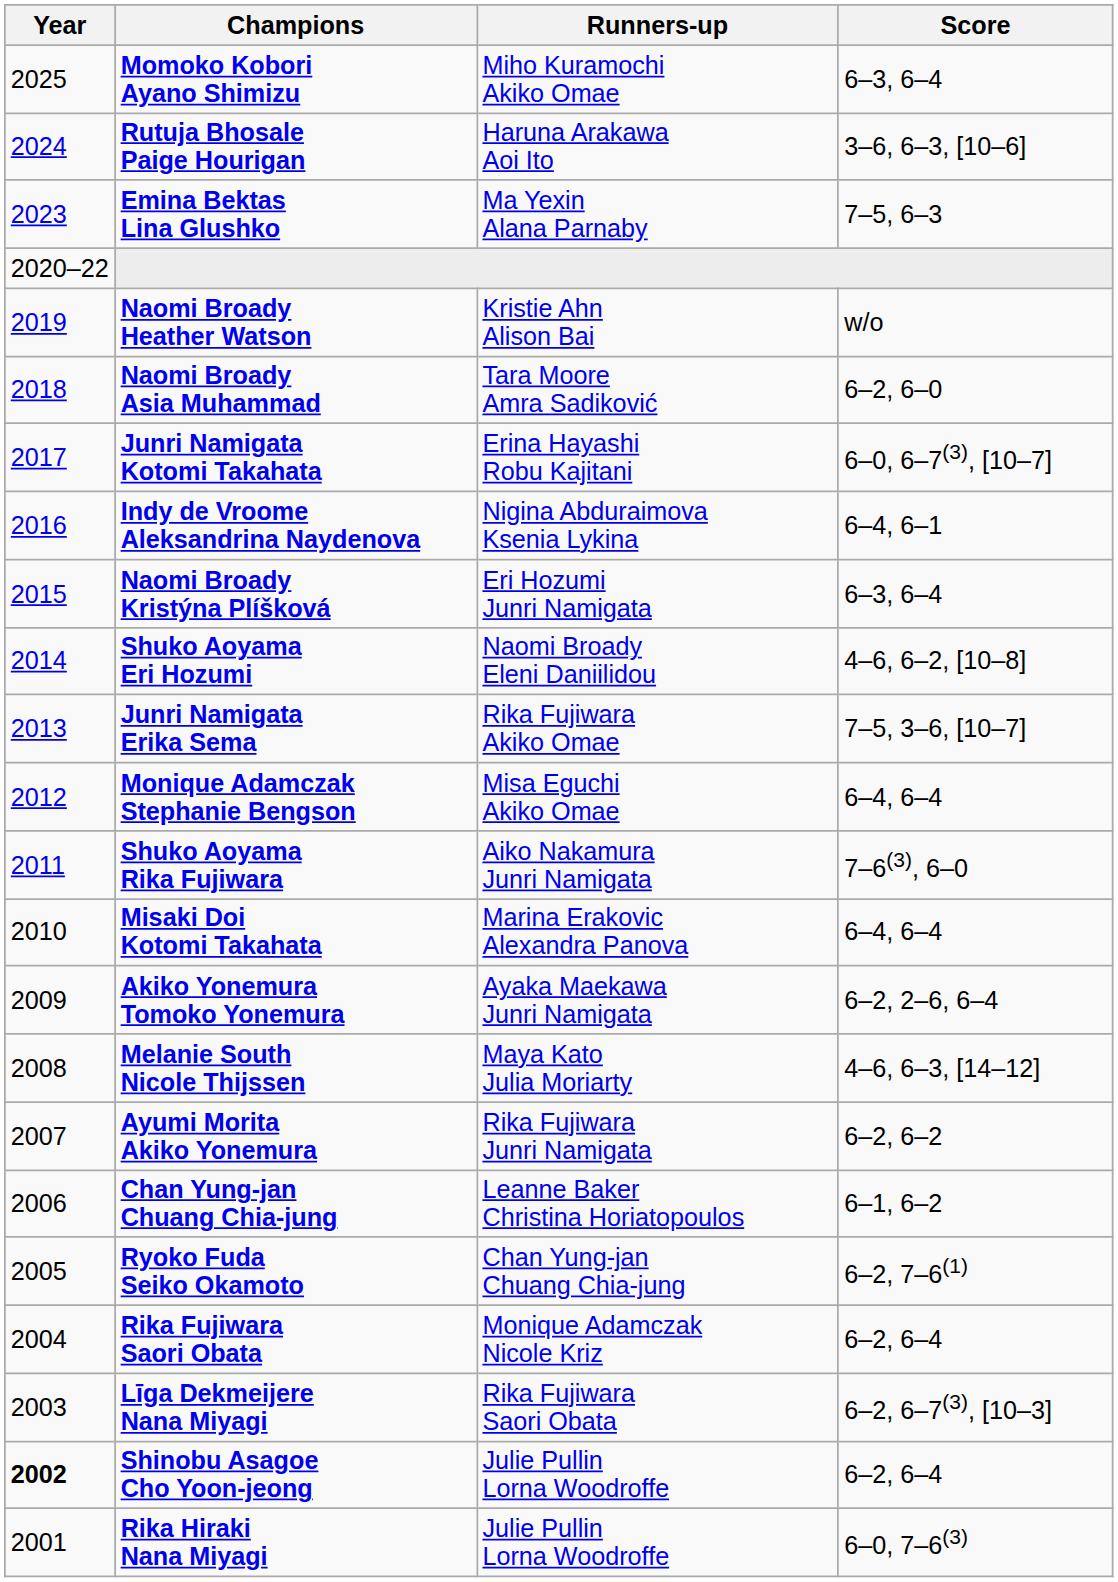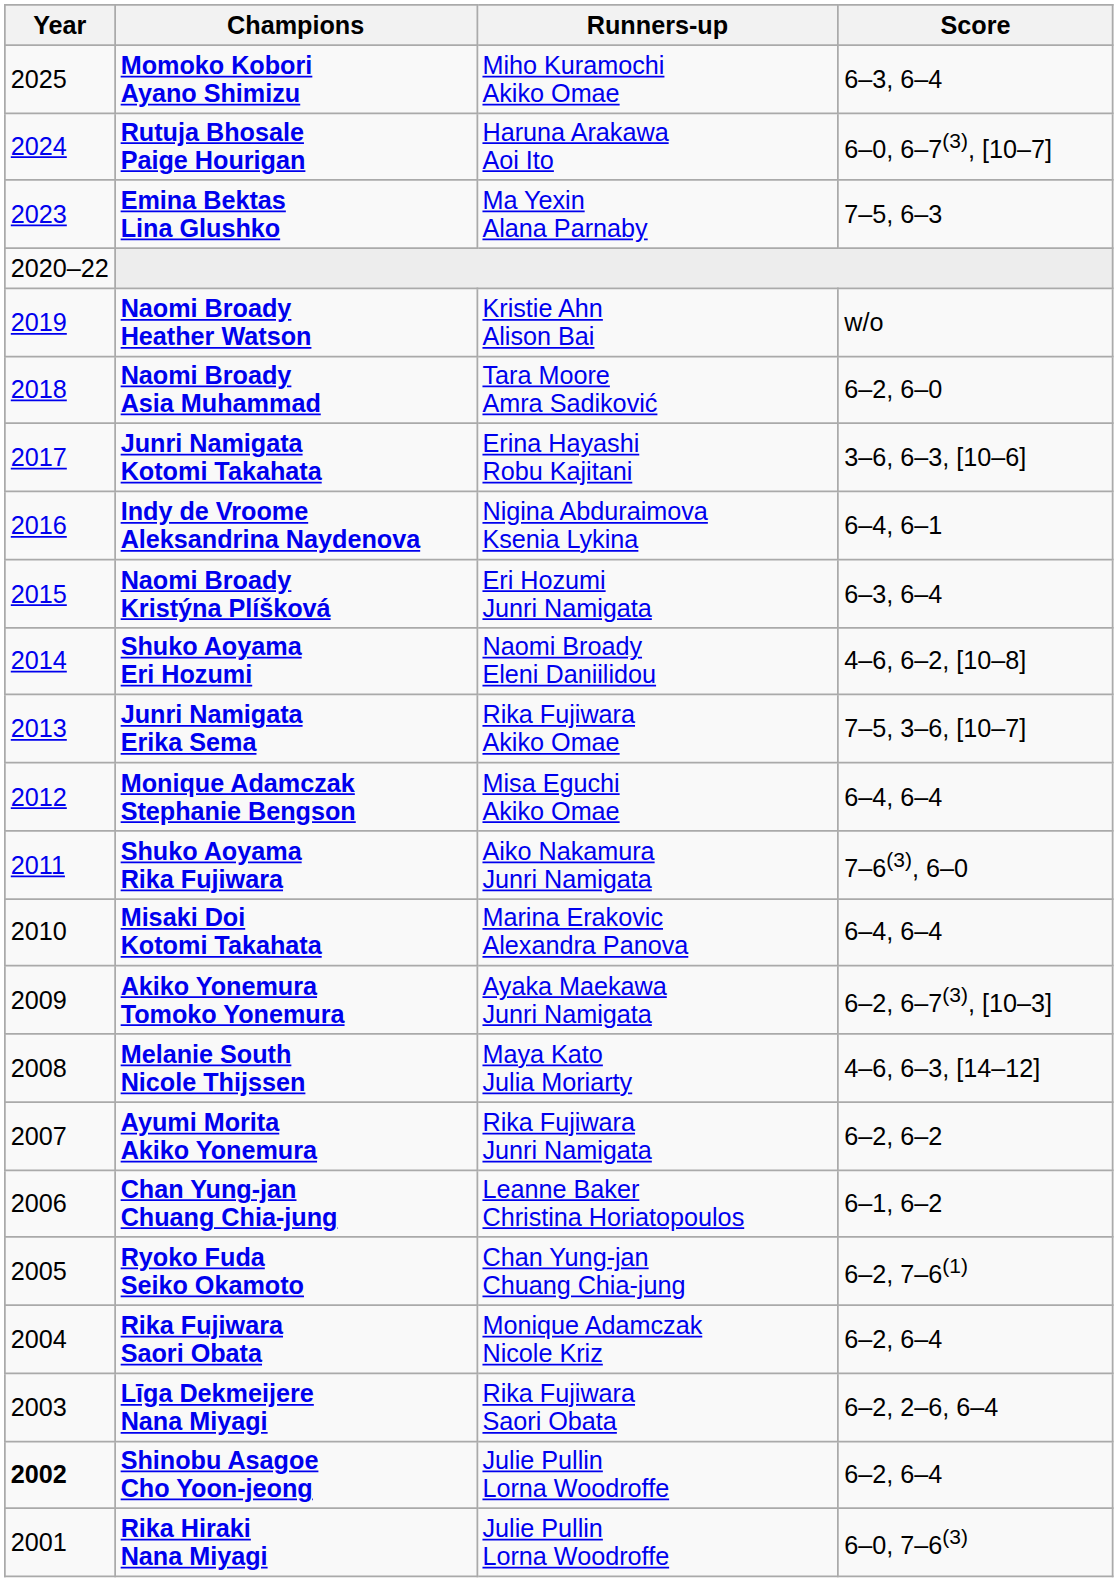(935, 147) 3–6, 6–3, [10–6] -> (948, 147) 6–0, 6–7(3), [10–7]
(948, 458) 6–0, 6–7(3), [10–7] -> (935, 458) 3–6, 6–3, [10–6]
(921, 1000) 6–2, 2–6, 6–4 -> (948, 1000) 6–2, 6–7(3), [10–3]
(948, 1407) 6–2, 6–7(3), [10–3] -> (921, 1407) 6–2, 2–6, 6–4
